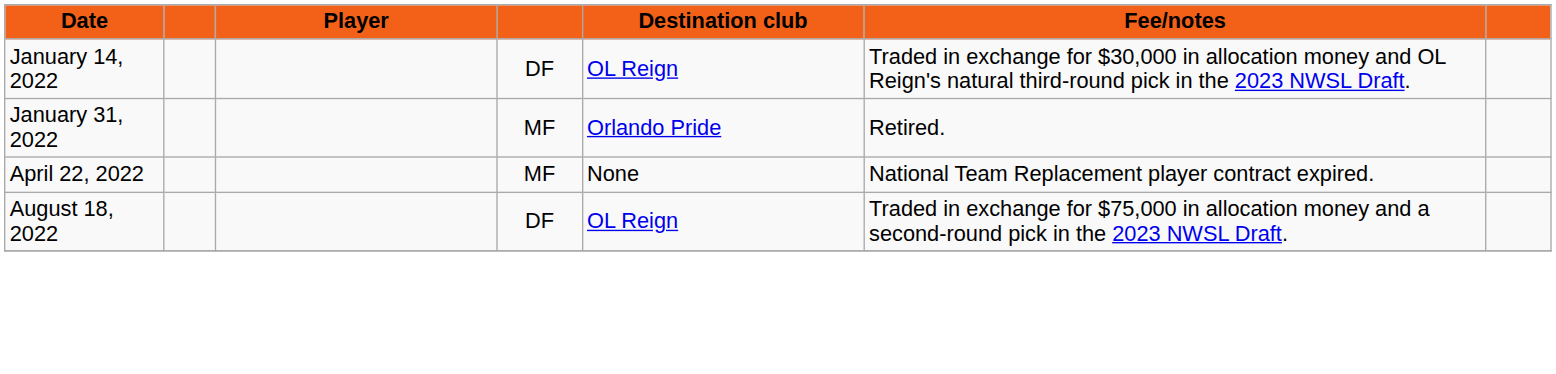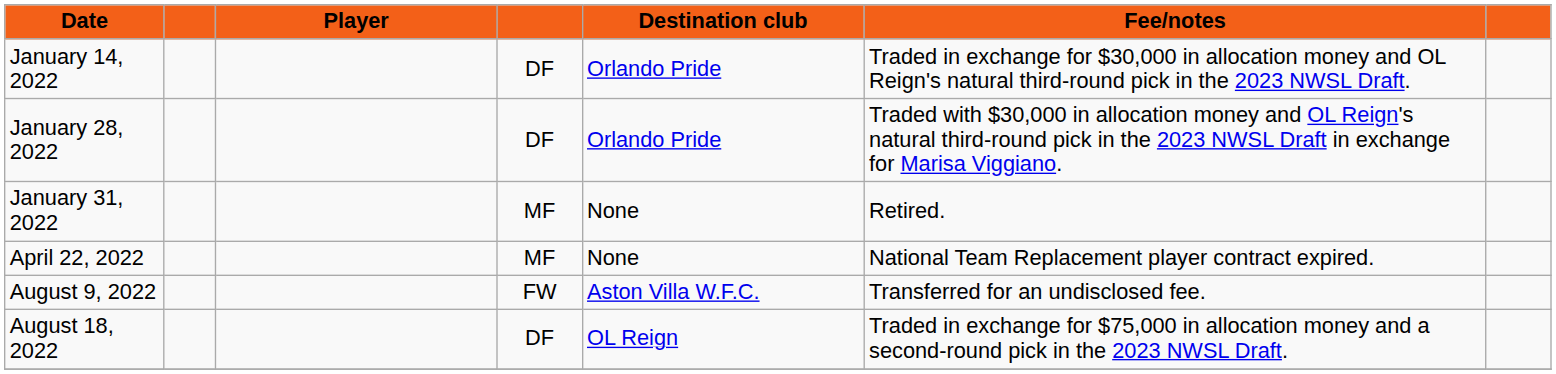(633, 68) OL Reign -> (654, 68) Orlando Pride
+ row: (67, 139)
(654, 127) Orlando Pride -> (613, 210) None
+ row: (83, 292)
